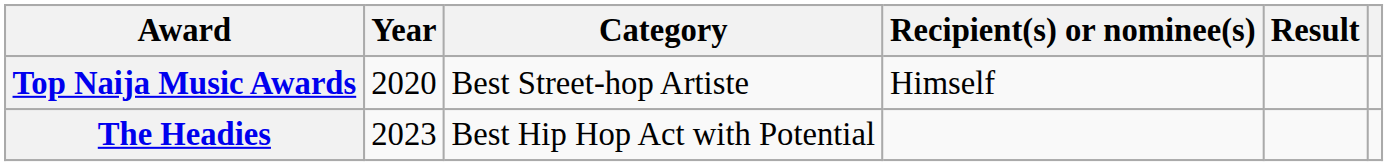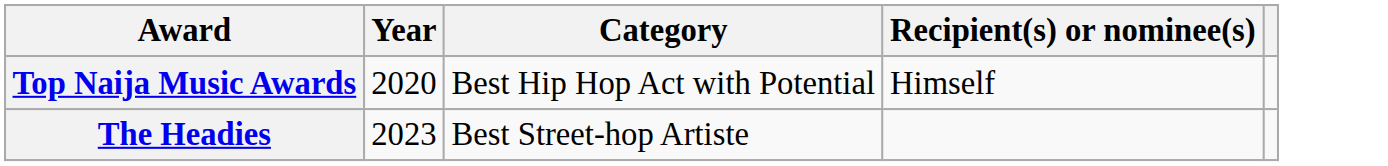- column: (1315, 30)
(600, 82) Best Street-hop Artiste -> (663, 82) Best Hip Hop Act with Potential
(663, 133) Best Hip Hop Act with Potential -> (600, 133) Best Street-hop Artiste
